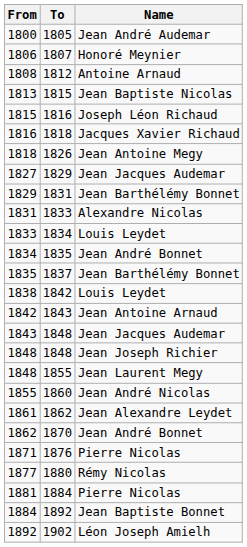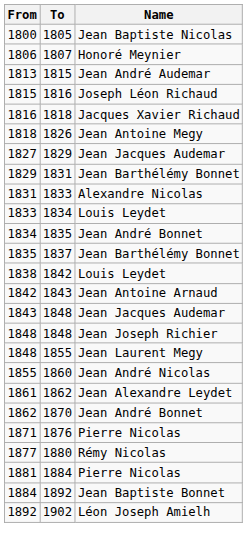(144, 34) Jean André Audemar -> (155, 34) Jean Baptiste Nicolas
- row: (22, 74)
(155, 94) Jean Baptiste Nicolas -> (144, 74) Jean André Audemar
